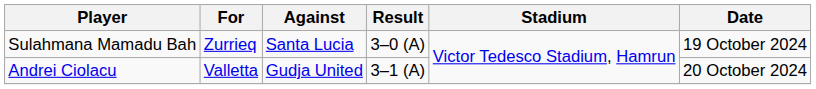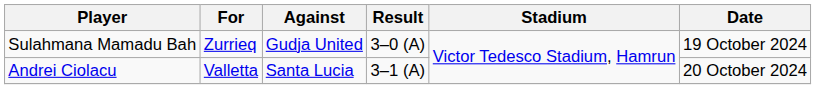(310, 44) Santa Lucia -> (314, 44) Gudja United
(314, 70) Gudja United -> (310, 70) Santa Lucia
